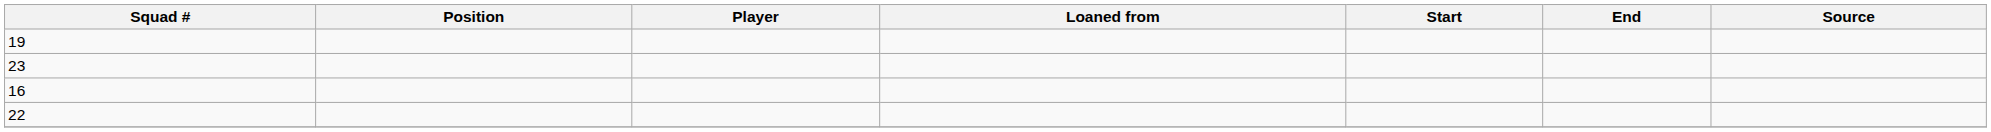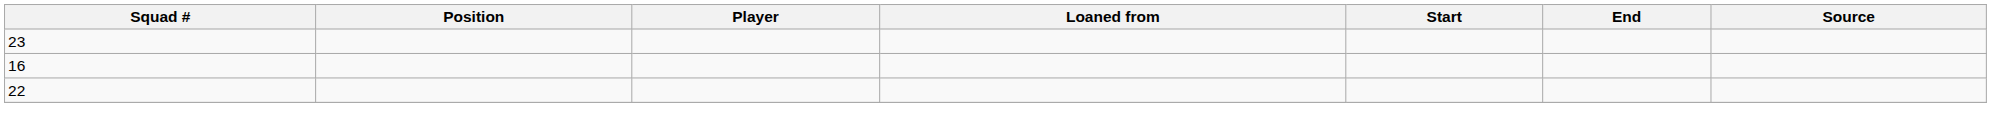- row: (17, 42)
